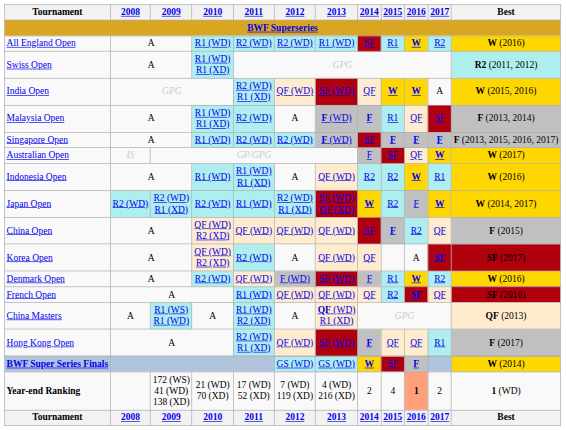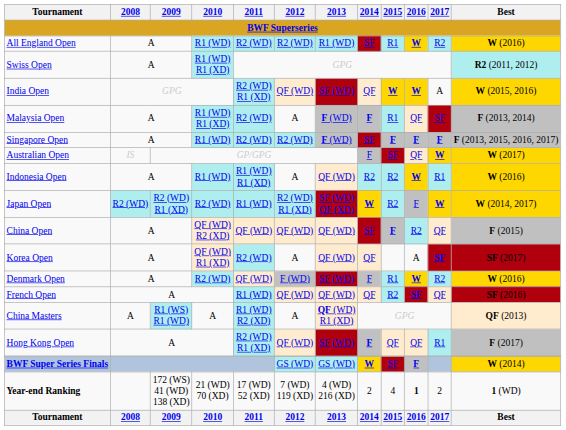(213, 258) QF (WD) R2 (XD) -> (213, 258) QF (WD) R1 (XD)
(416, 391) lightsalmon background -> (416, 391) no background
